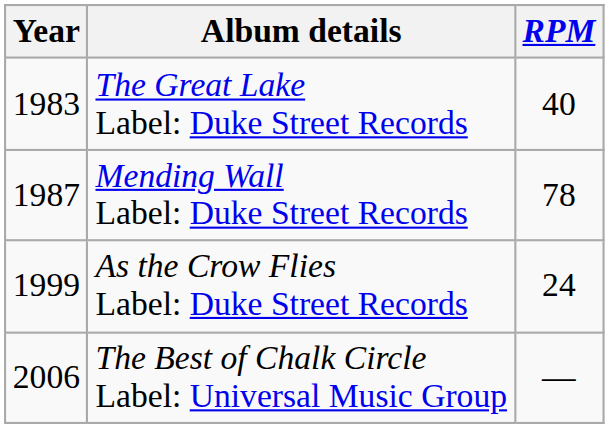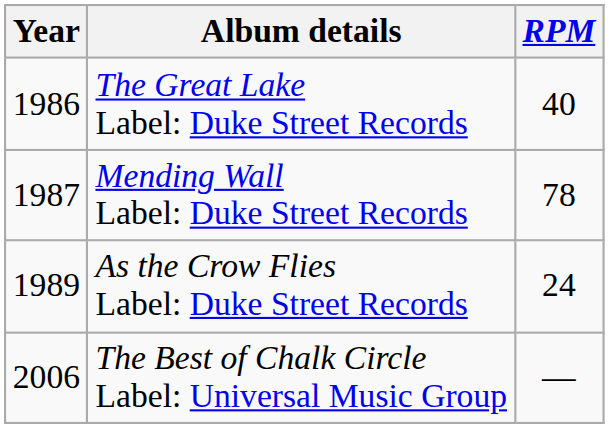(46, 103) 1983 -> (46, 103) 1986
(46, 285) 1999 -> (46, 285) 1989
